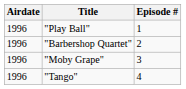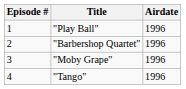columns swapped: (157, 12) <-> (23, 12)
